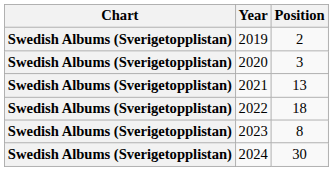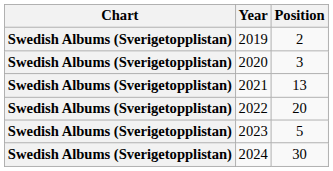(300, 108) 18 -> (300, 108) 20
(300, 131) 8 -> (300, 131) 5
